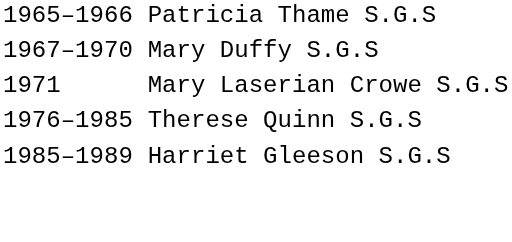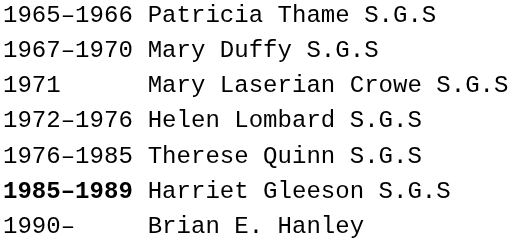+ row: (285, 121)
(68, 156) normal -> (68, 191) bold
+ row: (256, 226)
